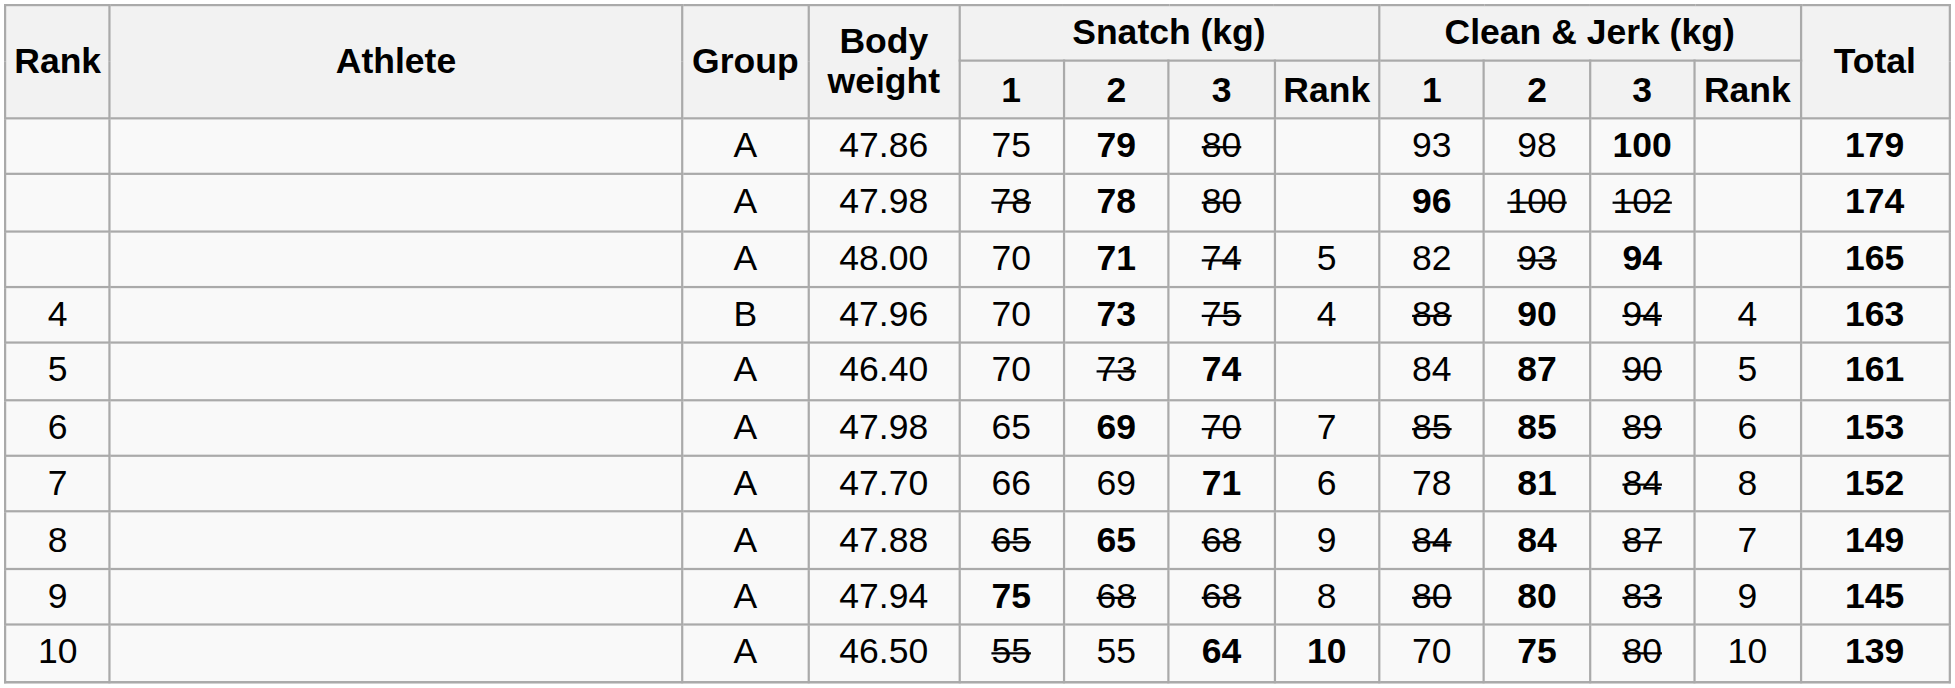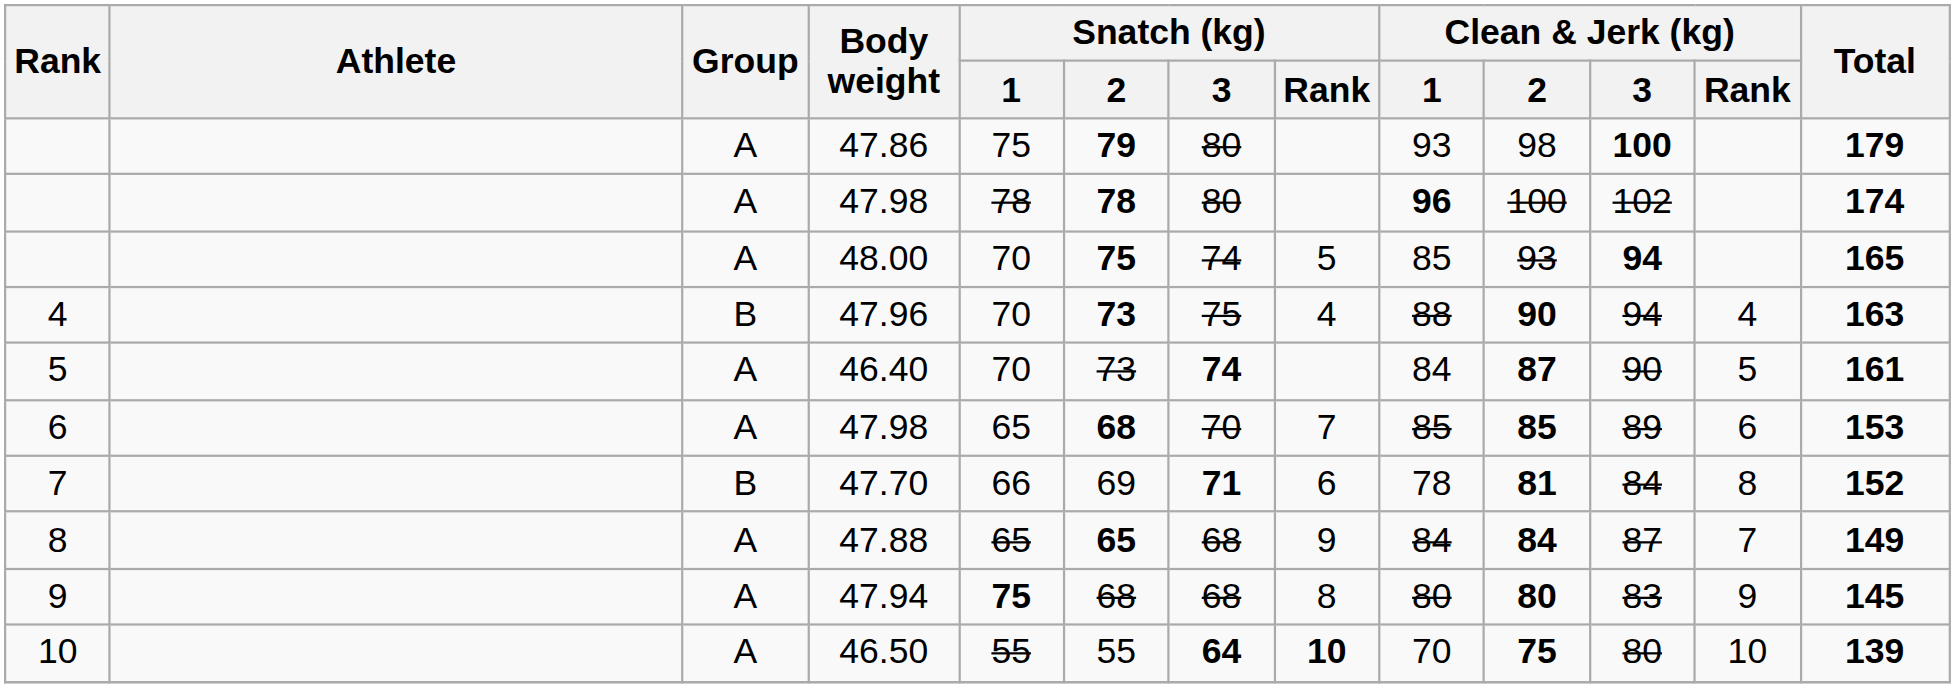(1116, 257) 71 -> (1116, 257) 75
(1432, 257) 82 -> (1432, 257) 85
(1116, 426) 69 -> (1116, 426) 68
(745, 483) A -> (745, 483) B
